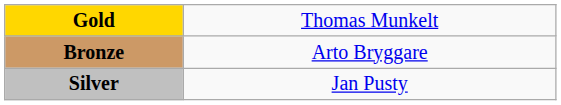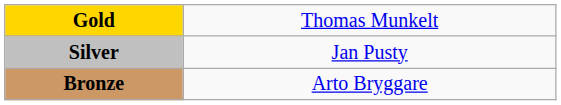rows swapped: (94, 83) <-> (94, 52)
